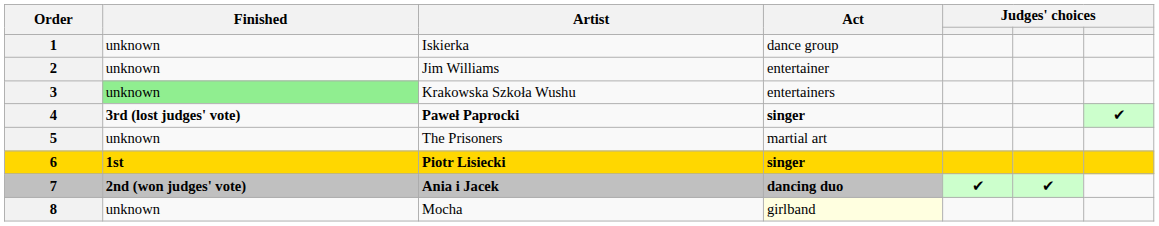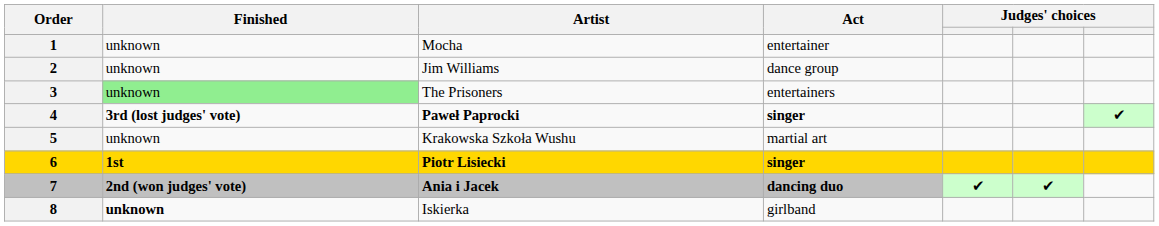(446, 45) Iskierka -> (442, 45) Mocha
(803, 45) dance group -> (798, 45) entertainer
(798, 68) entertainer -> (803, 68) dance group
(499, 92) Krakowska Szkoła Wushu -> (462, 92) The Prisoners
(462, 139) The Prisoners -> (499, 139) Krakowska Szkoła Wushu
(133, 209) normal -> (135, 209) bold
(442, 209) Mocha -> (446, 209) Iskierka
(791, 209) lightyellow background -> (791, 209) no background
